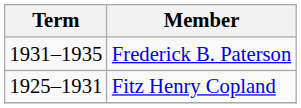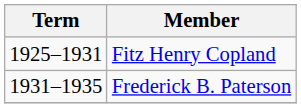rows swapped: (194, 86) <-> (202, 53)
